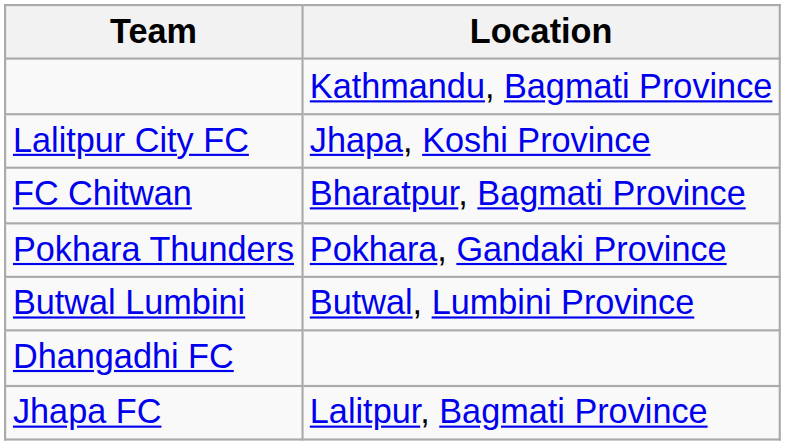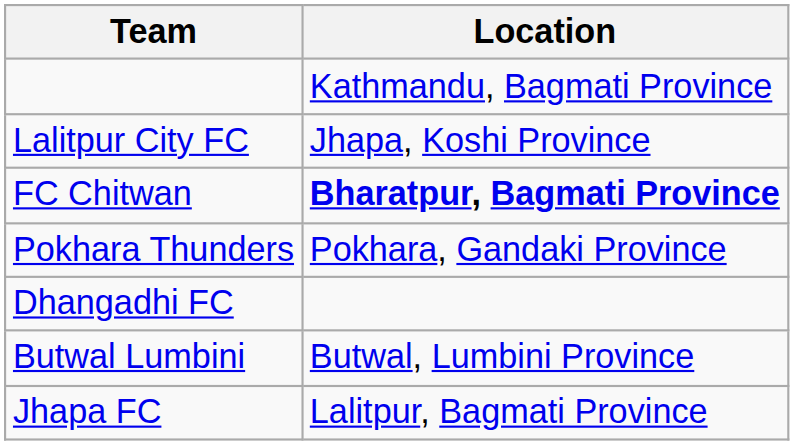(528, 194) normal -> (545, 194) bold
rows swapped: (129, 303) <-> (123, 357)
